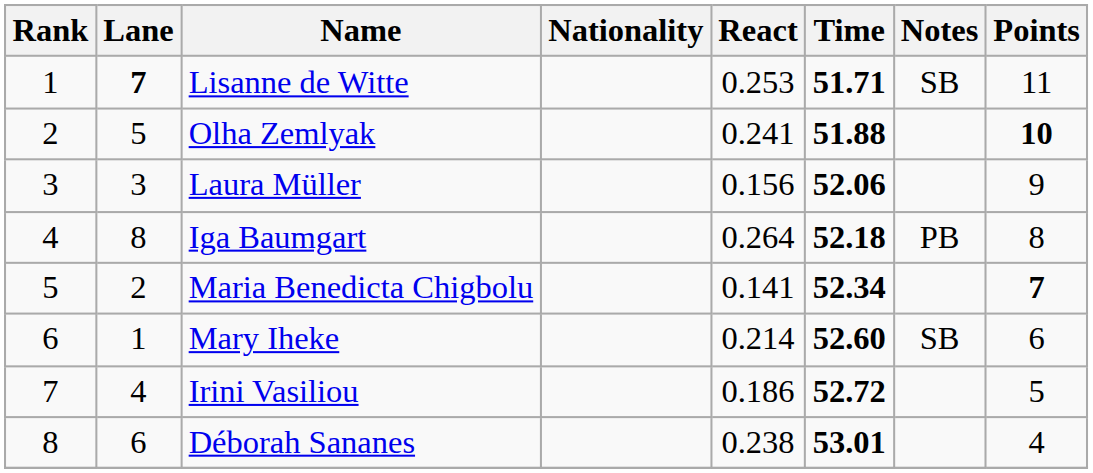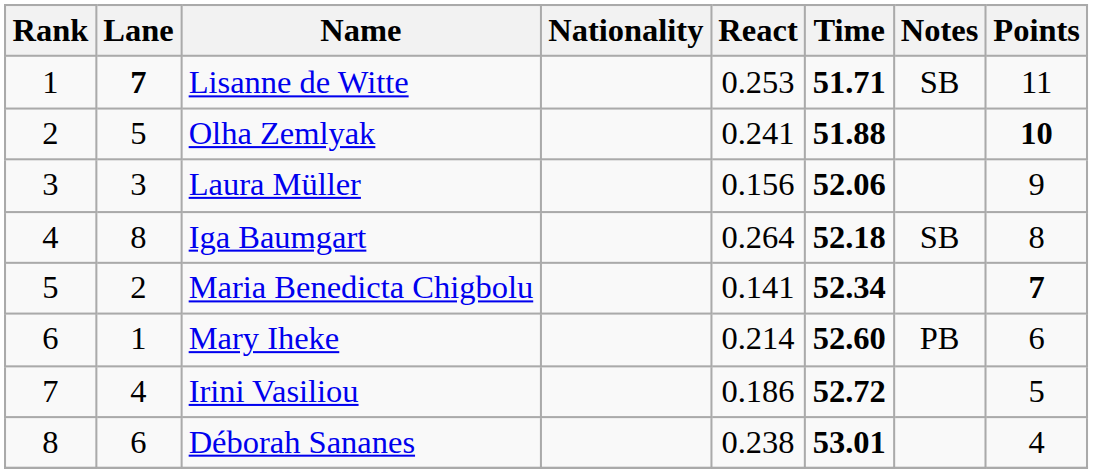(940, 236) PB -> (940, 236) SB
(940, 339) SB -> (940, 339) PB
